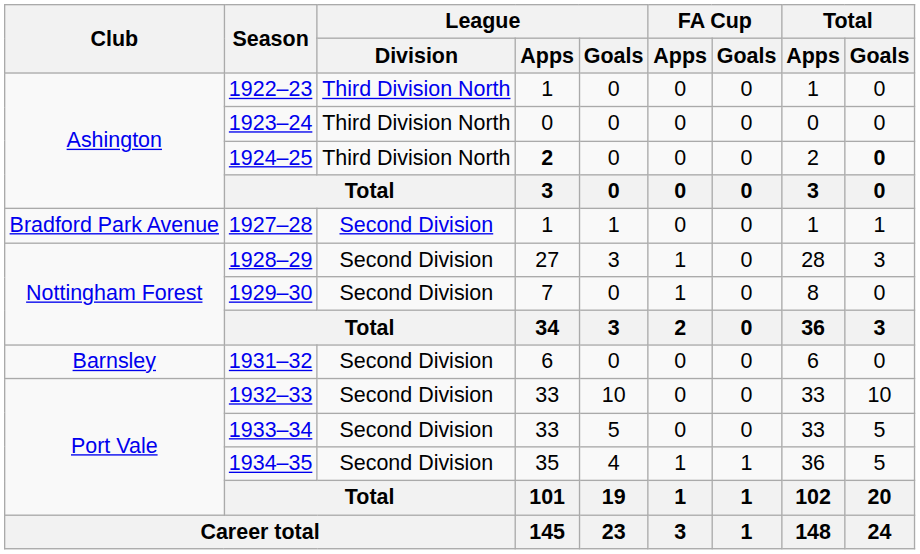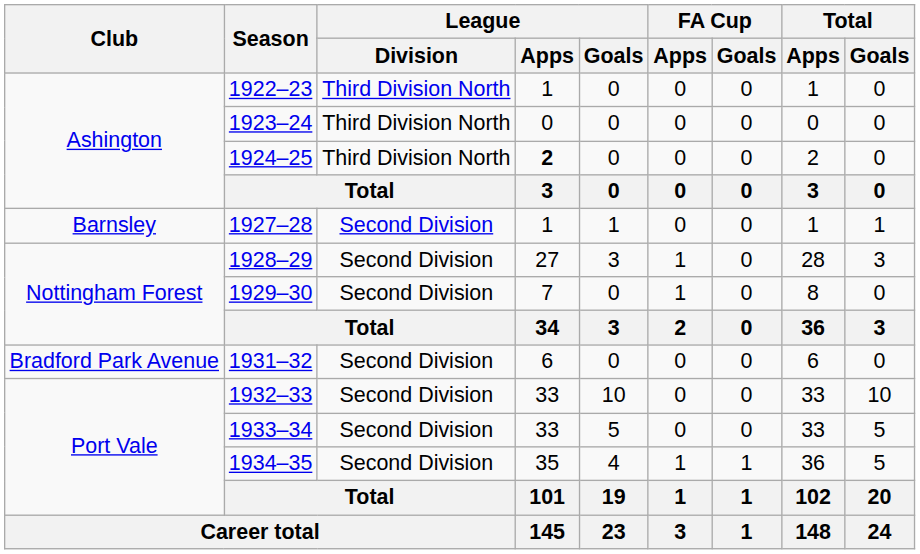(880, 157) bold -> (880, 157) normal
(114, 225) Bradford Park Avenue -> (114, 225) Barnsley
(114, 361) Barnsley -> (114, 361) Bradford Park Avenue
